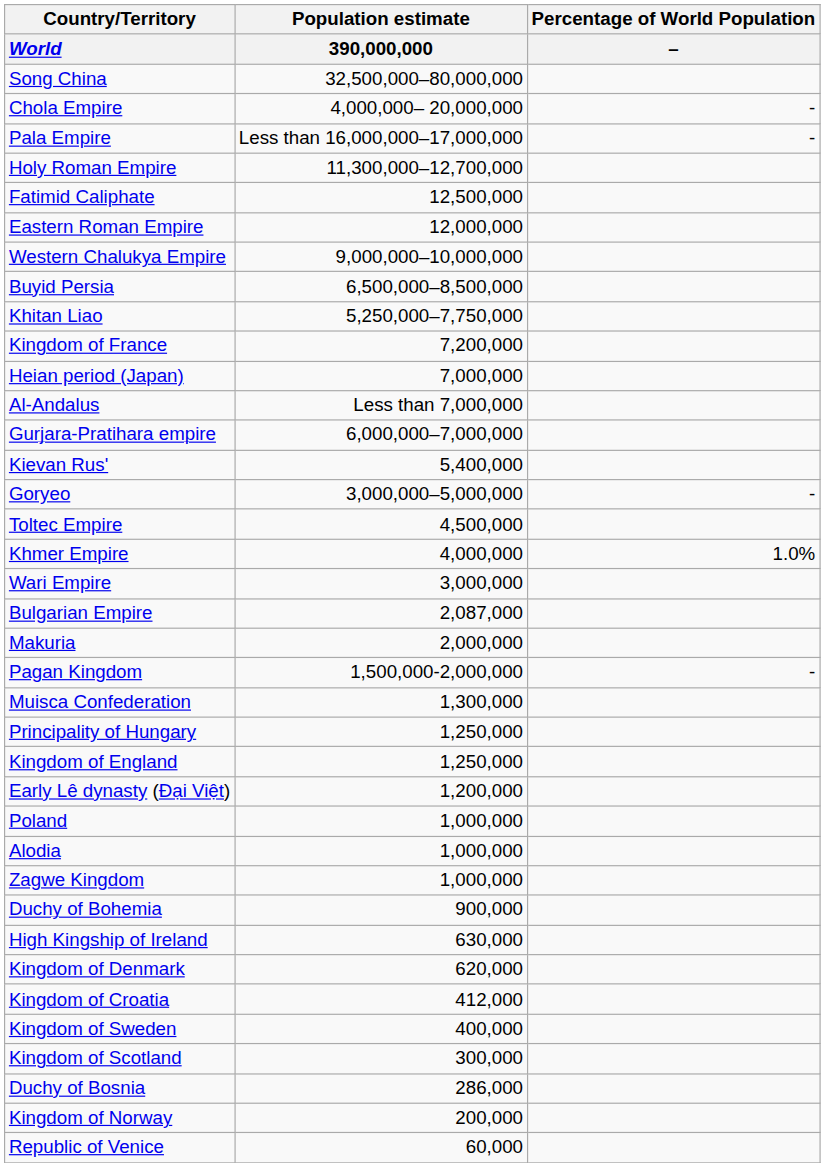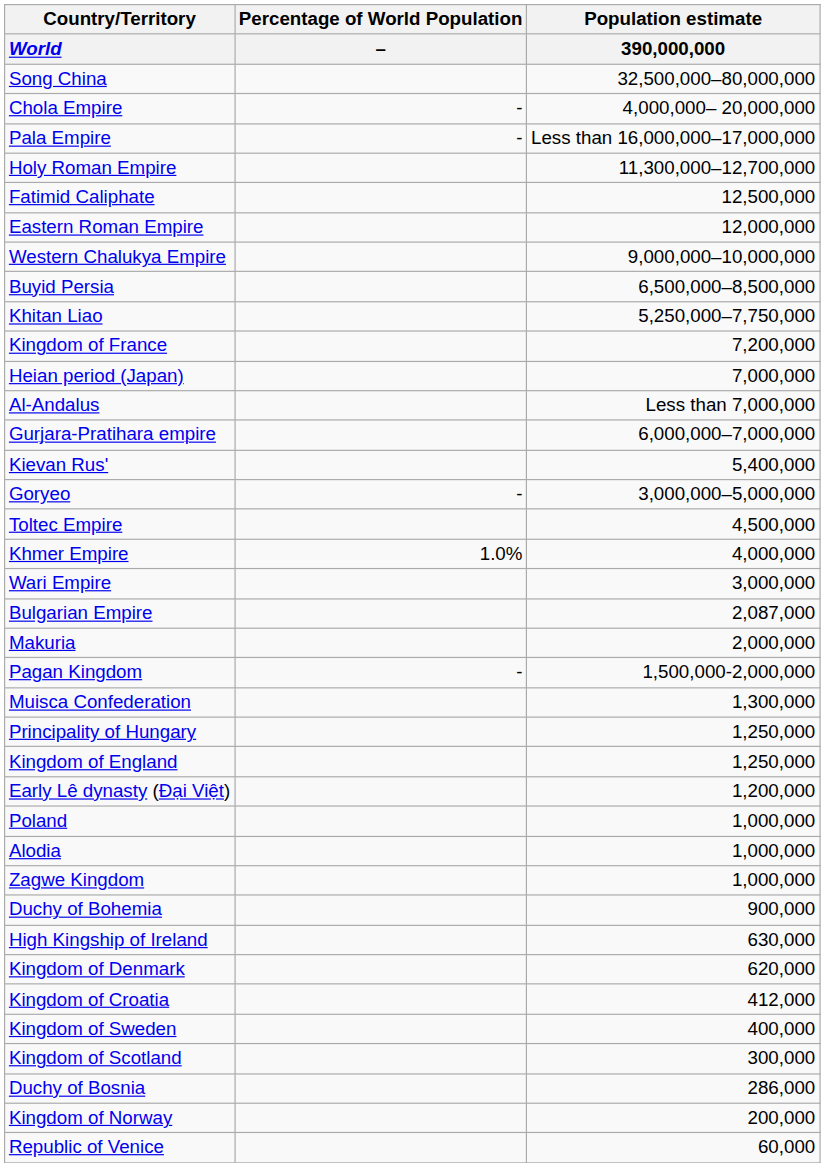columns swapped: (381, 49) <-> (673, 49)
